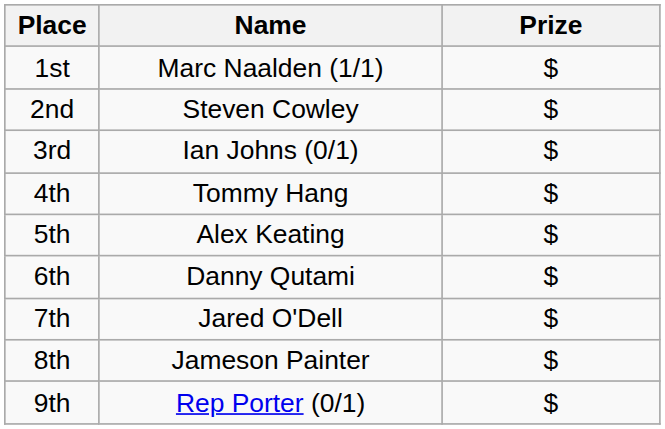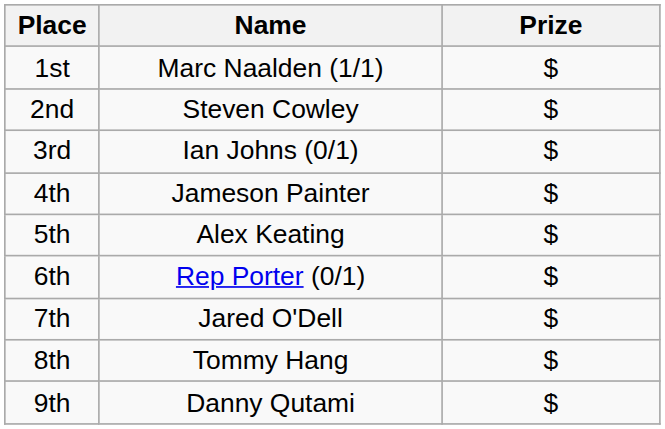(271, 192) Tommy Hang -> (271, 192) Jameson Painter
(271, 276) Danny Qutami -> (271, 276) Rep Porter (0/1)
(271, 360) Jameson Painter -> (271, 360) Tommy Hang
(271, 402) Rep Porter (0/1) -> (271, 402) Danny Qutami
